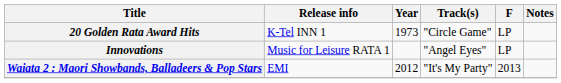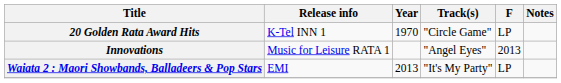(407, 31) 1973 -> (407, 31) 1970
(505, 50) LP -> (509, 50) 2013
(407, 68) 2012 -> (407, 68) 2013
(509, 68) 2013 -> (505, 68) LP
